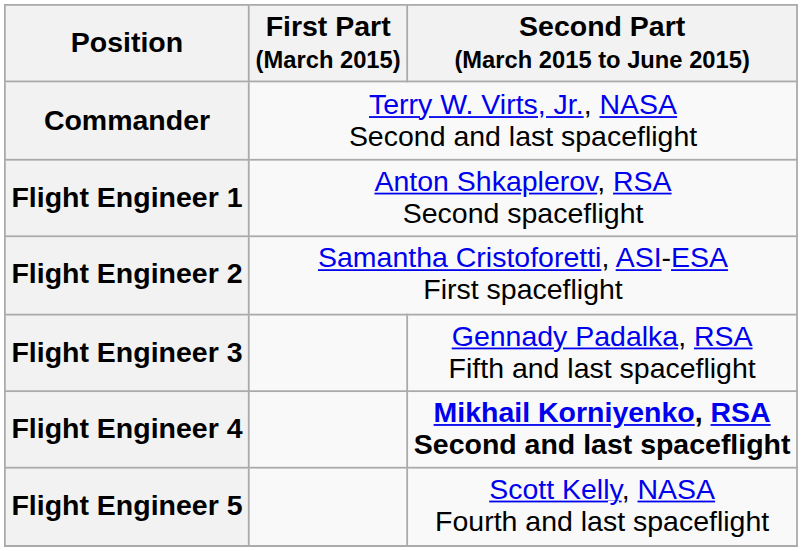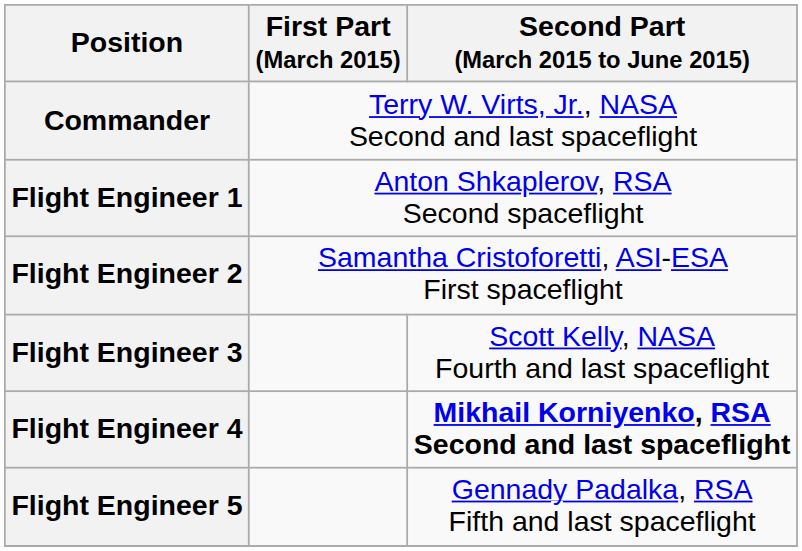(602, 351) Gennady Padalka, RSA Fifth and last spaceflight -> (602, 351) Scott Kelly, NASA Fourth and last spaceflight
(602, 506) Scott Kelly, NASA Fourth and last spaceflight -> (602, 506) Gennady Padalka, RSA Fifth and last spaceflight
